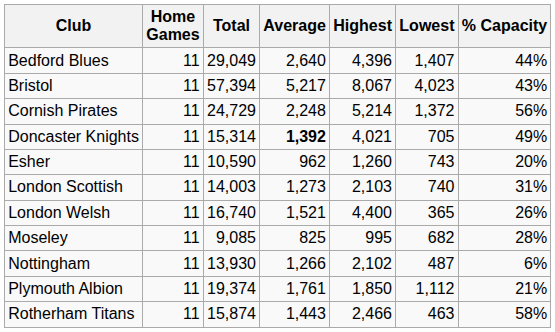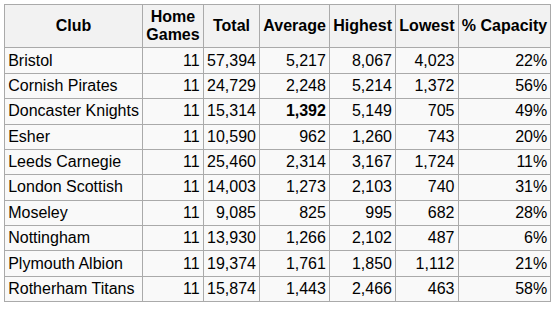- row: (58, 60)
(531, 85) 43% -> (531, 60) 22%
(372, 136) 4,021 -> (372, 111) 5,149
+ row: (65, 162)
- row: (59, 212)
